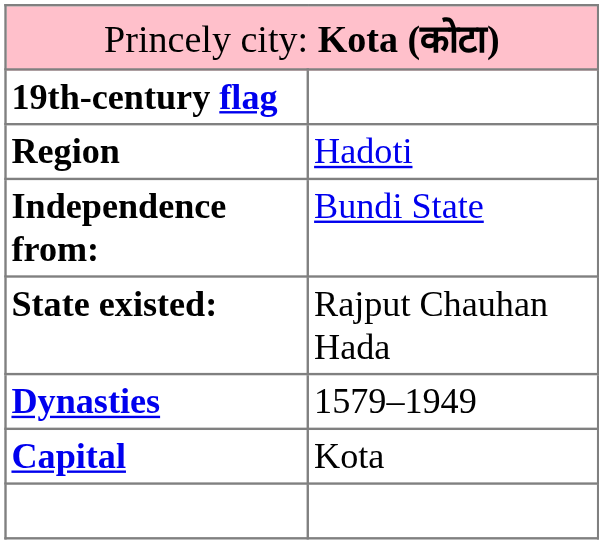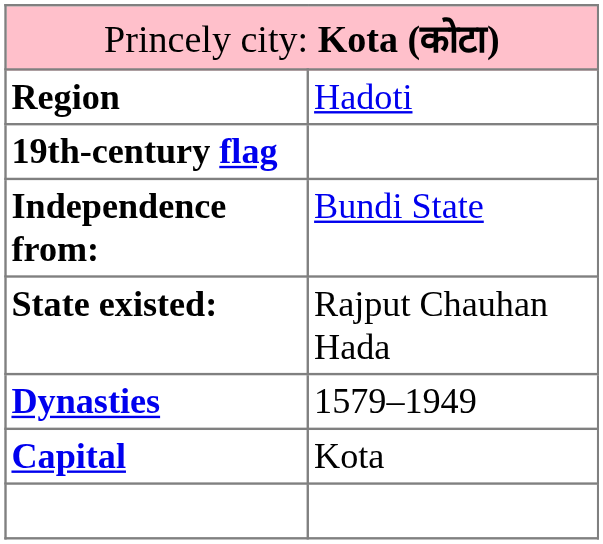rows swapped: (66, 150) <-> (144, 96)
